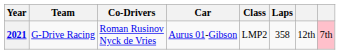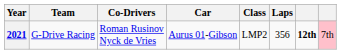(282, 35) 358 -> (282, 35) 356
(306, 35) normal -> (307, 35) bold
